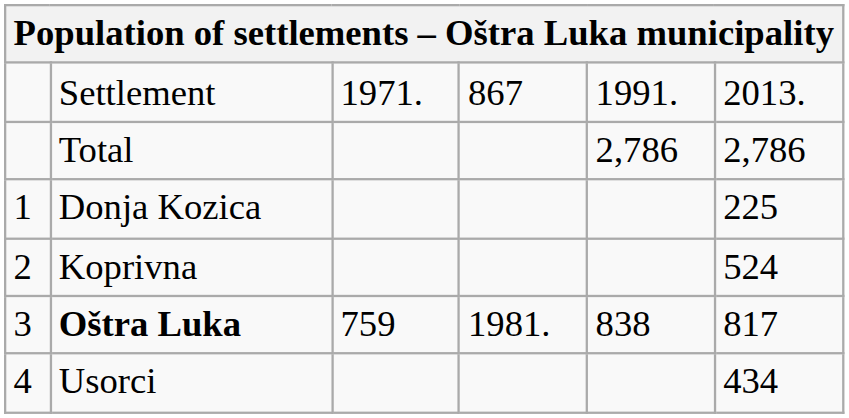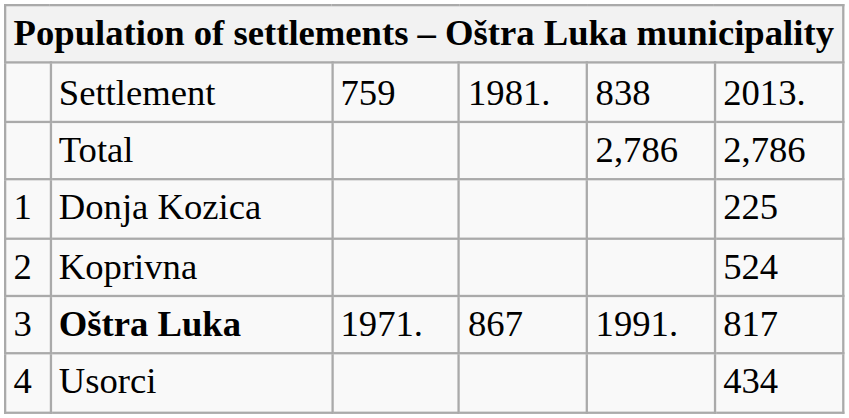(382, 91) 1971. -> (368, 91) 759
(496, 91) 867 -> (509, 91) 1981.
(637, 91) 1991. -> (623, 91) 838
(368, 324) 759 -> (382, 324) 1971.
(509, 324) 1981. -> (496, 324) 867
(623, 324) 838 -> (637, 324) 1991.
